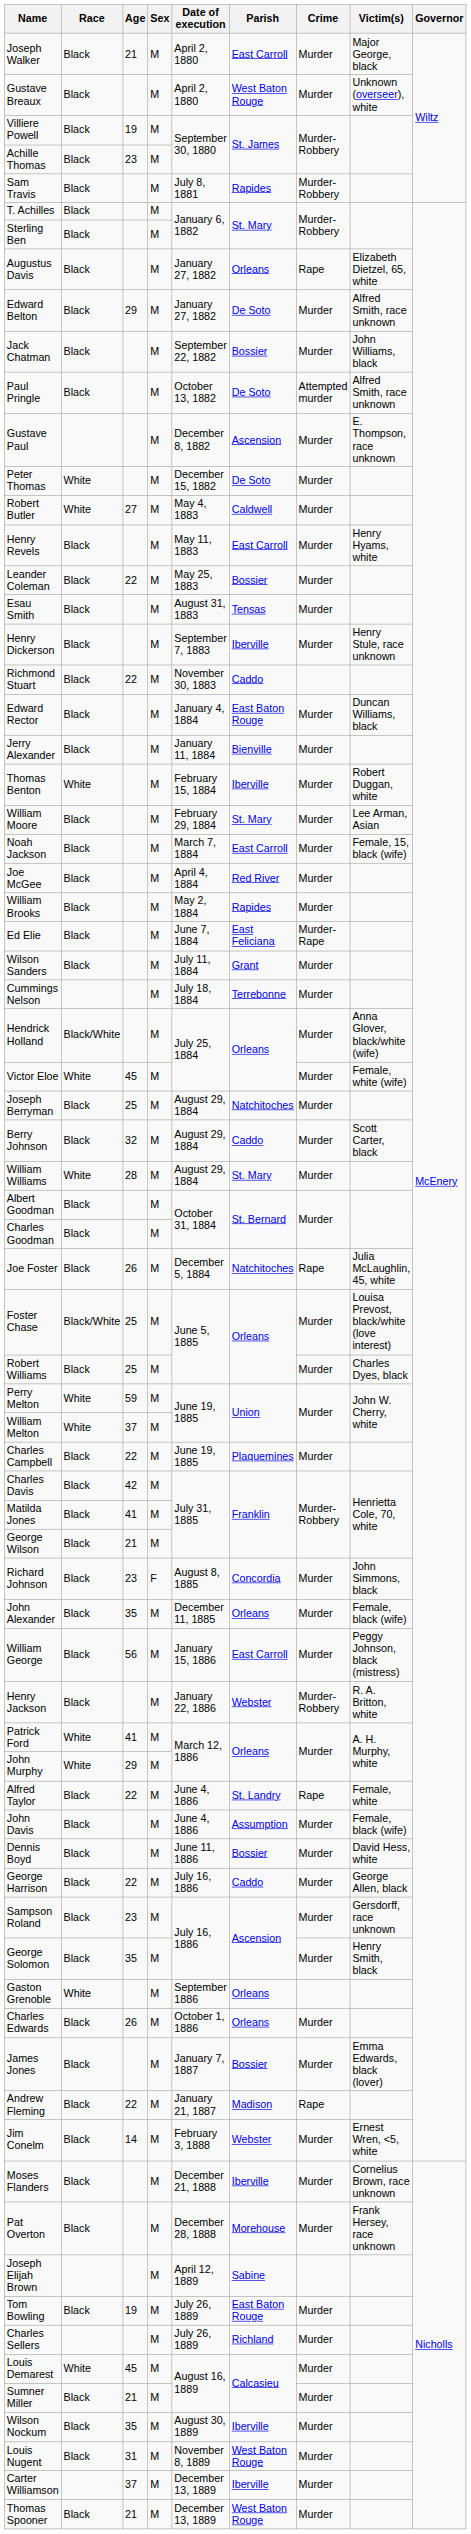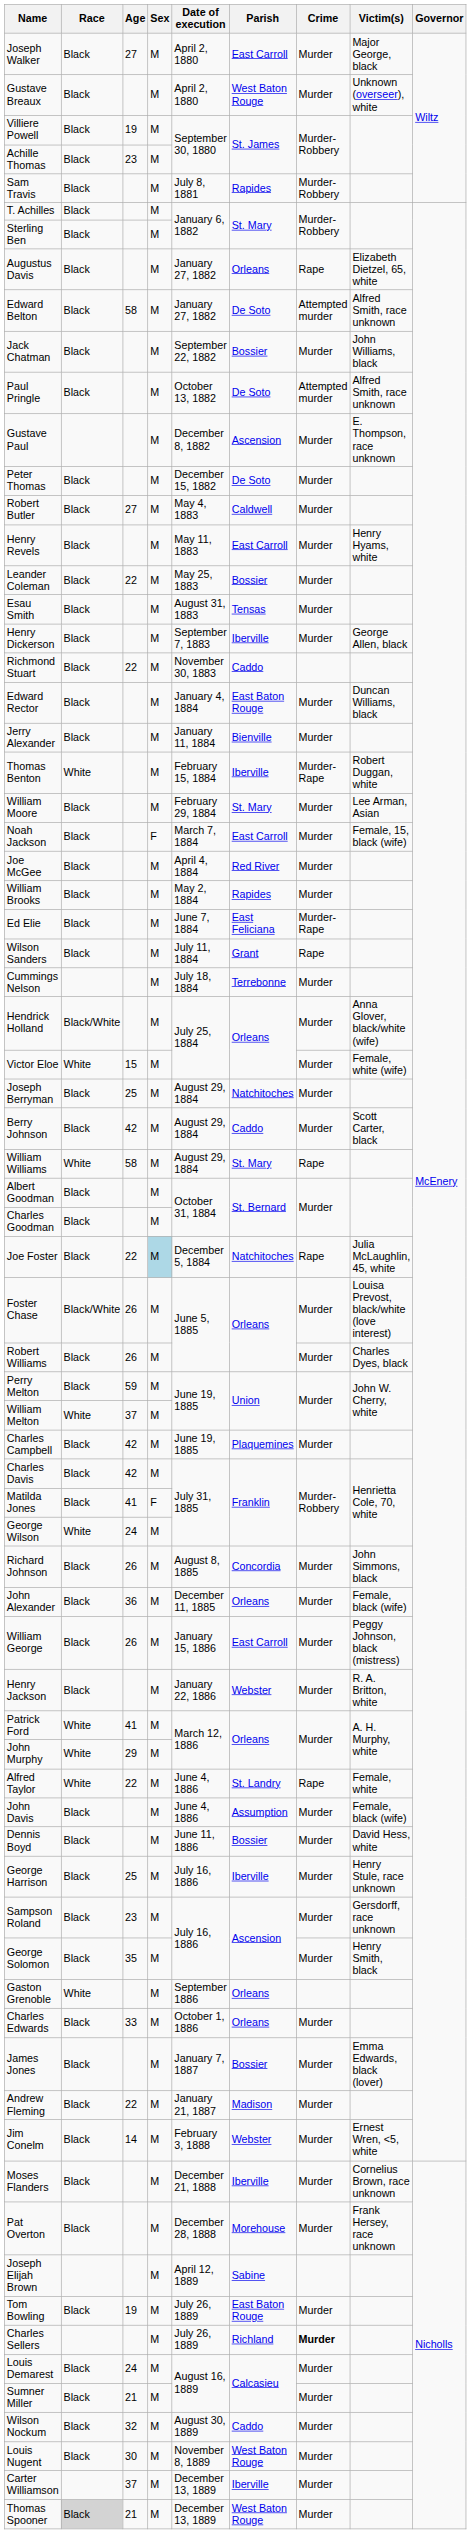(131, 54) 21 -> (131, 54) 27
(131, 310) 29 -> (131, 310) 58
(316, 310) Murder -> (323, 310) Attempted murder
(77, 481) White -> (77, 481) Black
(77, 510) White -> (77, 510) Black
(378, 644) Henry Stule, race unknown -> (380, 638) George Allen, black
(316, 785) Murder -> (317, 772) Murder-Rape
(155, 849) M -> (154, 837) F
(316, 965) Murder -> (311, 953) Rape
(131, 1076) 45 -> (131, 1064) 15
(131, 1140) 32 -> (131, 1128) 42
(131, 1175) 28 -> (131, 1163) 58
(316, 1175) Murder -> (311, 1163) Rape
(131, 1269) 26 -> (131, 1257) 22
(155, 1269) no background -> (155, 1257) lightblue background
(131, 1322) 25 -> (131, 1310) 26
(131, 1369) 25 -> (131, 1357) 26
(77, 1398) White -> (77, 1386) Black
(131, 1456) 22 -> (131, 1444) 42
(155, 1514) M -> (154, 1502) F
(77, 1543) Black -> (77, 1531) White
(131, 1543) 21 -> (131, 1531) 24
(131, 1578) 23 -> (131, 1566) 26
(154, 1578) F -> (155, 1566) M
(131, 1614) 35 -> (131, 1601) 36
(131, 1655) 56 -> (131, 1643) 26
(319, 1702) Murder-Robbery -> (316, 1690) Murder
(77, 1795) Black -> (77, 1783) White
(131, 1882) 22 -> (131, 1876) 25
(247, 1882) Caddo -> (250, 1876) Iberville
(380, 1882) George Allen, black -> (378, 1876) Henry Stule, race unknown
(131, 2023) 26 -> (131, 2023) 33
(311, 2105) Rape -> (316, 2105) Murder
(316, 2339) normal -> (317, 2339) bold
(77, 2369) White -> (77, 2369) Black
(131, 2369) 45 -> (131, 2369) 24
(131, 2427) 35 -> (131, 2427) 32
(250, 2427) Iberville -> (247, 2427) Caddo
(131, 2456) 31 -> (131, 2456) 30
(77, 2514) no background -> (77, 2514) lightgrey background
